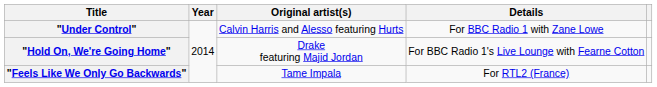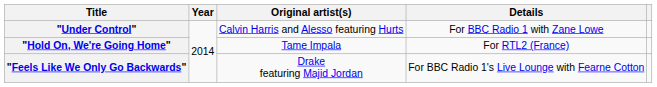(311, 51) Drake featuring Majid Jordan -> (311, 45) Tame Impala
(526, 51) For BBC Radio 1's Live Lounge with Fearne Cotton -> (526, 45) For RTL2 (France)
(311, 73) Tame Impala -> (311, 68) Drake featuring Majid Jordan
(526, 73) For RTL2 (France) -> (526, 68) For BBC Radio 1's Live Lounge with Fearne Cotton
